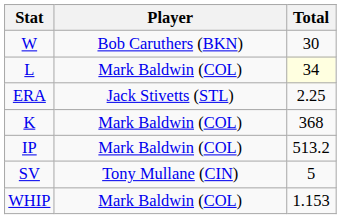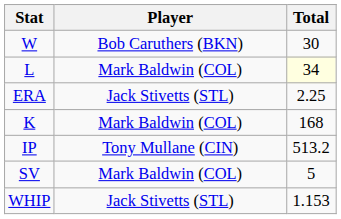(311, 122) 368 -> (311, 122) 168
(170, 148) Mark Baldwin (COL) -> (170, 148) Tony Mullane (CIN)
(170, 174) Tony Mullane (CIN) -> (170, 174) Mark Baldwin (COL)
(170, 200) Mark Baldwin (COL) -> (170, 200) Jack Stivetts (STL)
